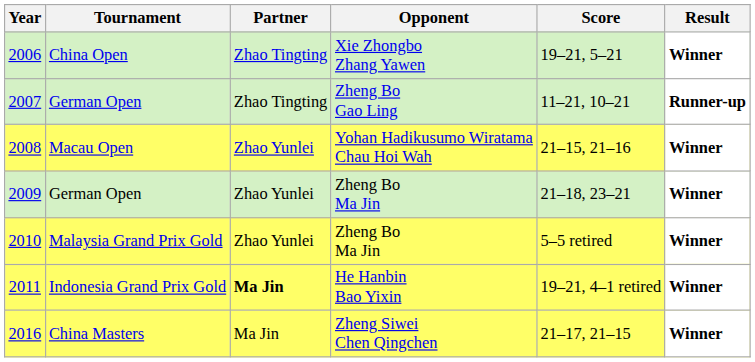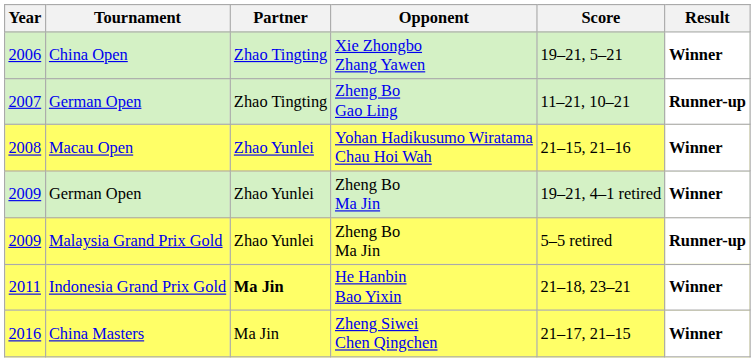(586, 194) 21–18, 23–21 -> (601, 194) 19–21, 4–1 retired
(25, 241) 2010 -> (25, 241) 2009
(696, 241) Winner -> (707, 241) Runner-up
(601, 287) 19–21, 4–1 retired -> (586, 287) 21–18, 23–21
